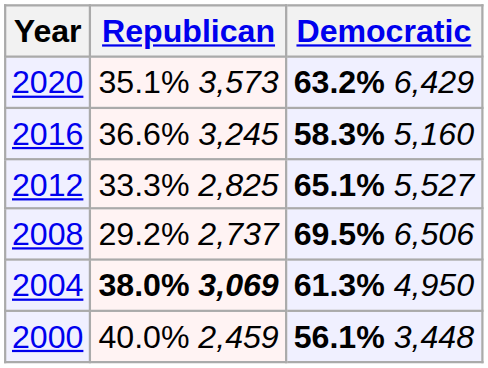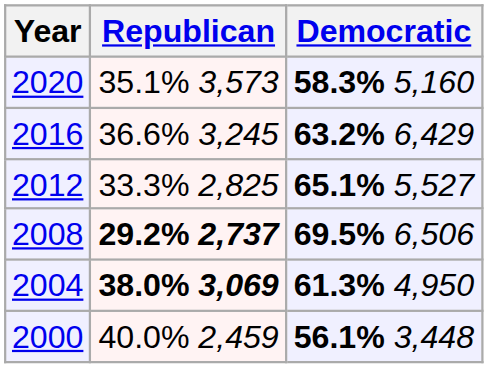(384, 82) 63.2% 6,429 -> (384, 82) 58.3% 5,160
(384, 133) 58.3% 5,160 -> (384, 133) 63.2% 6,429
(189, 235) normal -> (189, 235) bold
